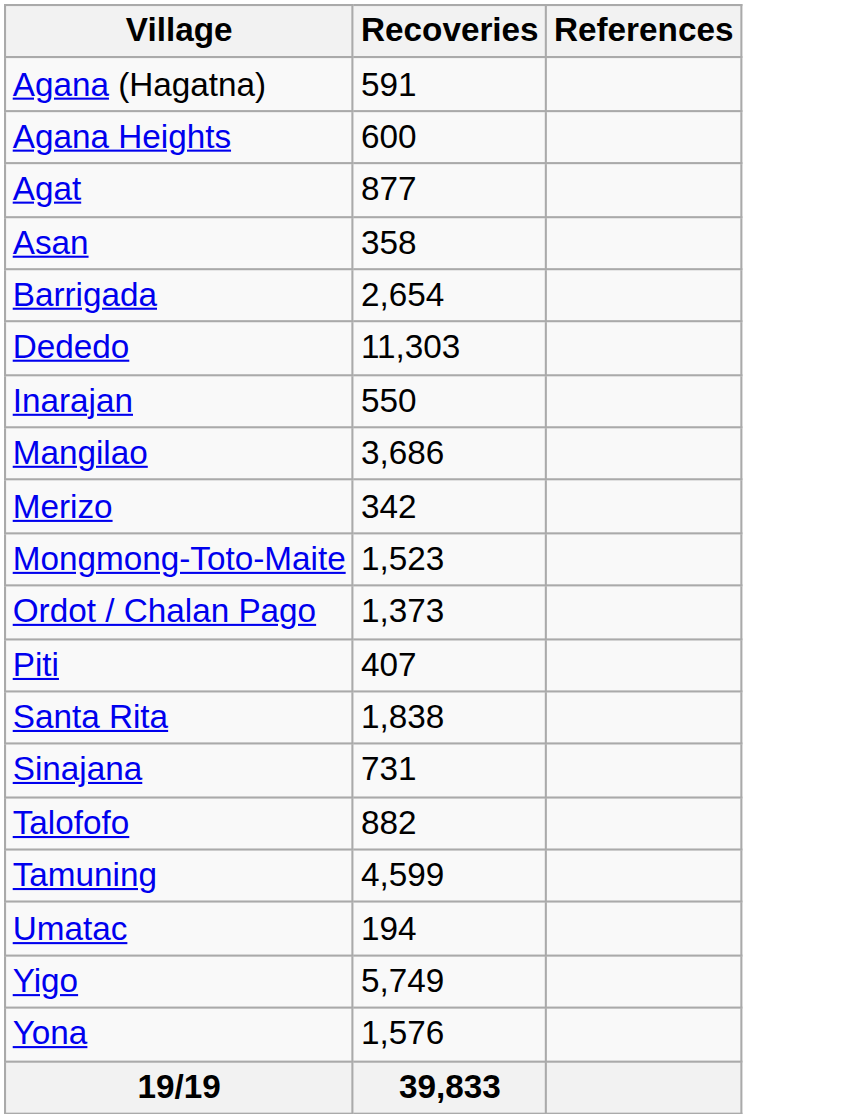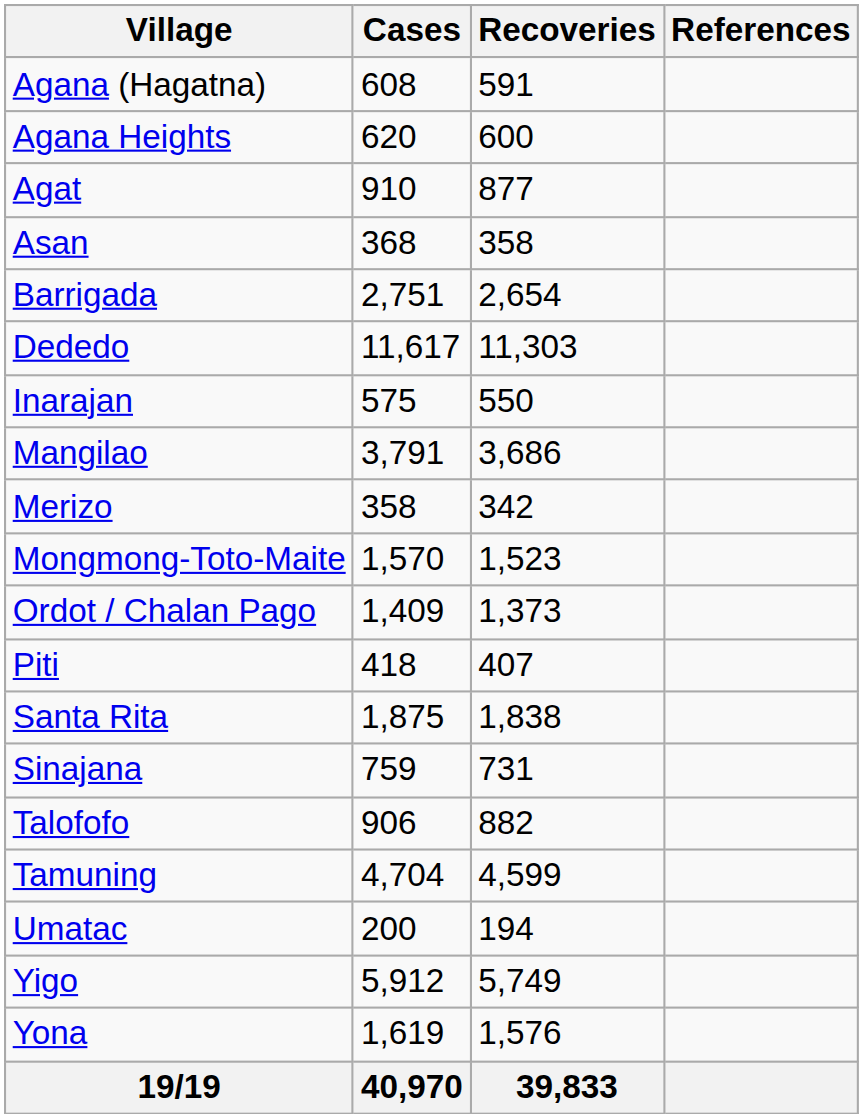+ column: (412, 30)
